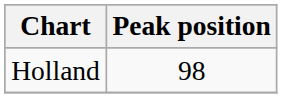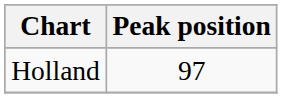(192, 69) 98 -> (192, 69) 97
